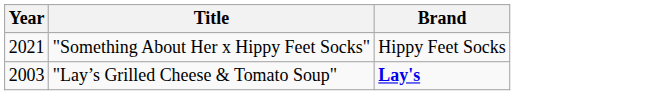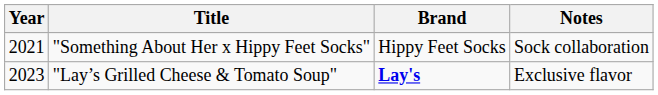+ column: (581, 18)
(27, 75) 2003 -> (27, 75) 2023
